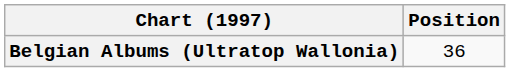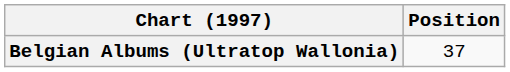(454, 51) 36 -> (454, 51) 37
